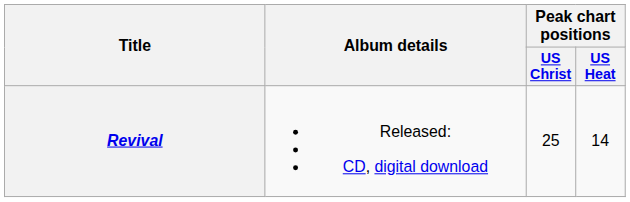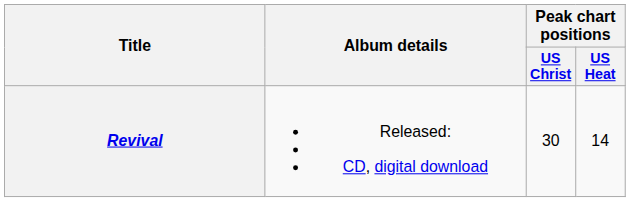(551, 140) 25 -> (551, 140) 30
